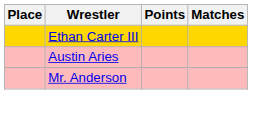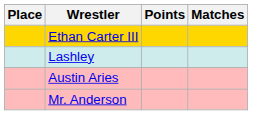+ row: (71, 57)
